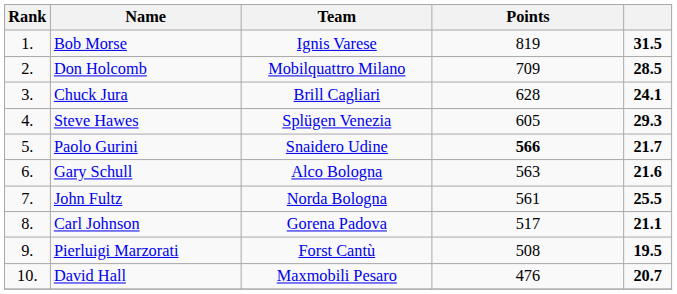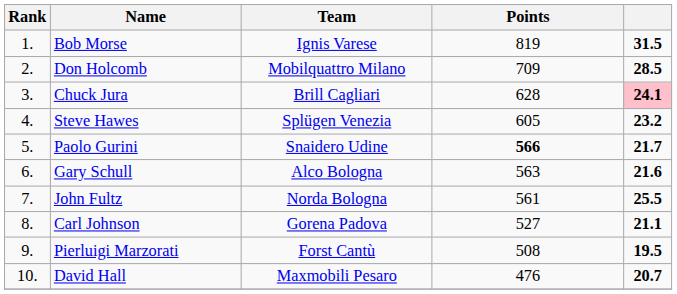(648, 95) no background -> (648, 95) pink background
(648, 120) 29.3 -> (648, 120) 23.2
(528, 224) 517 -> (528, 224) 527
